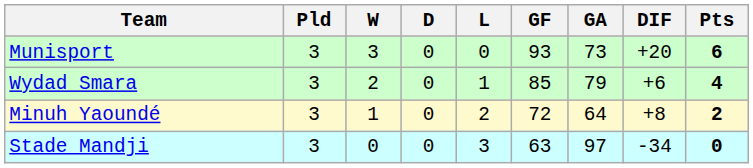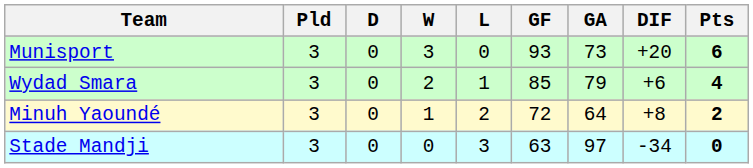columns swapped: (373, 21) <-> (429, 21)
